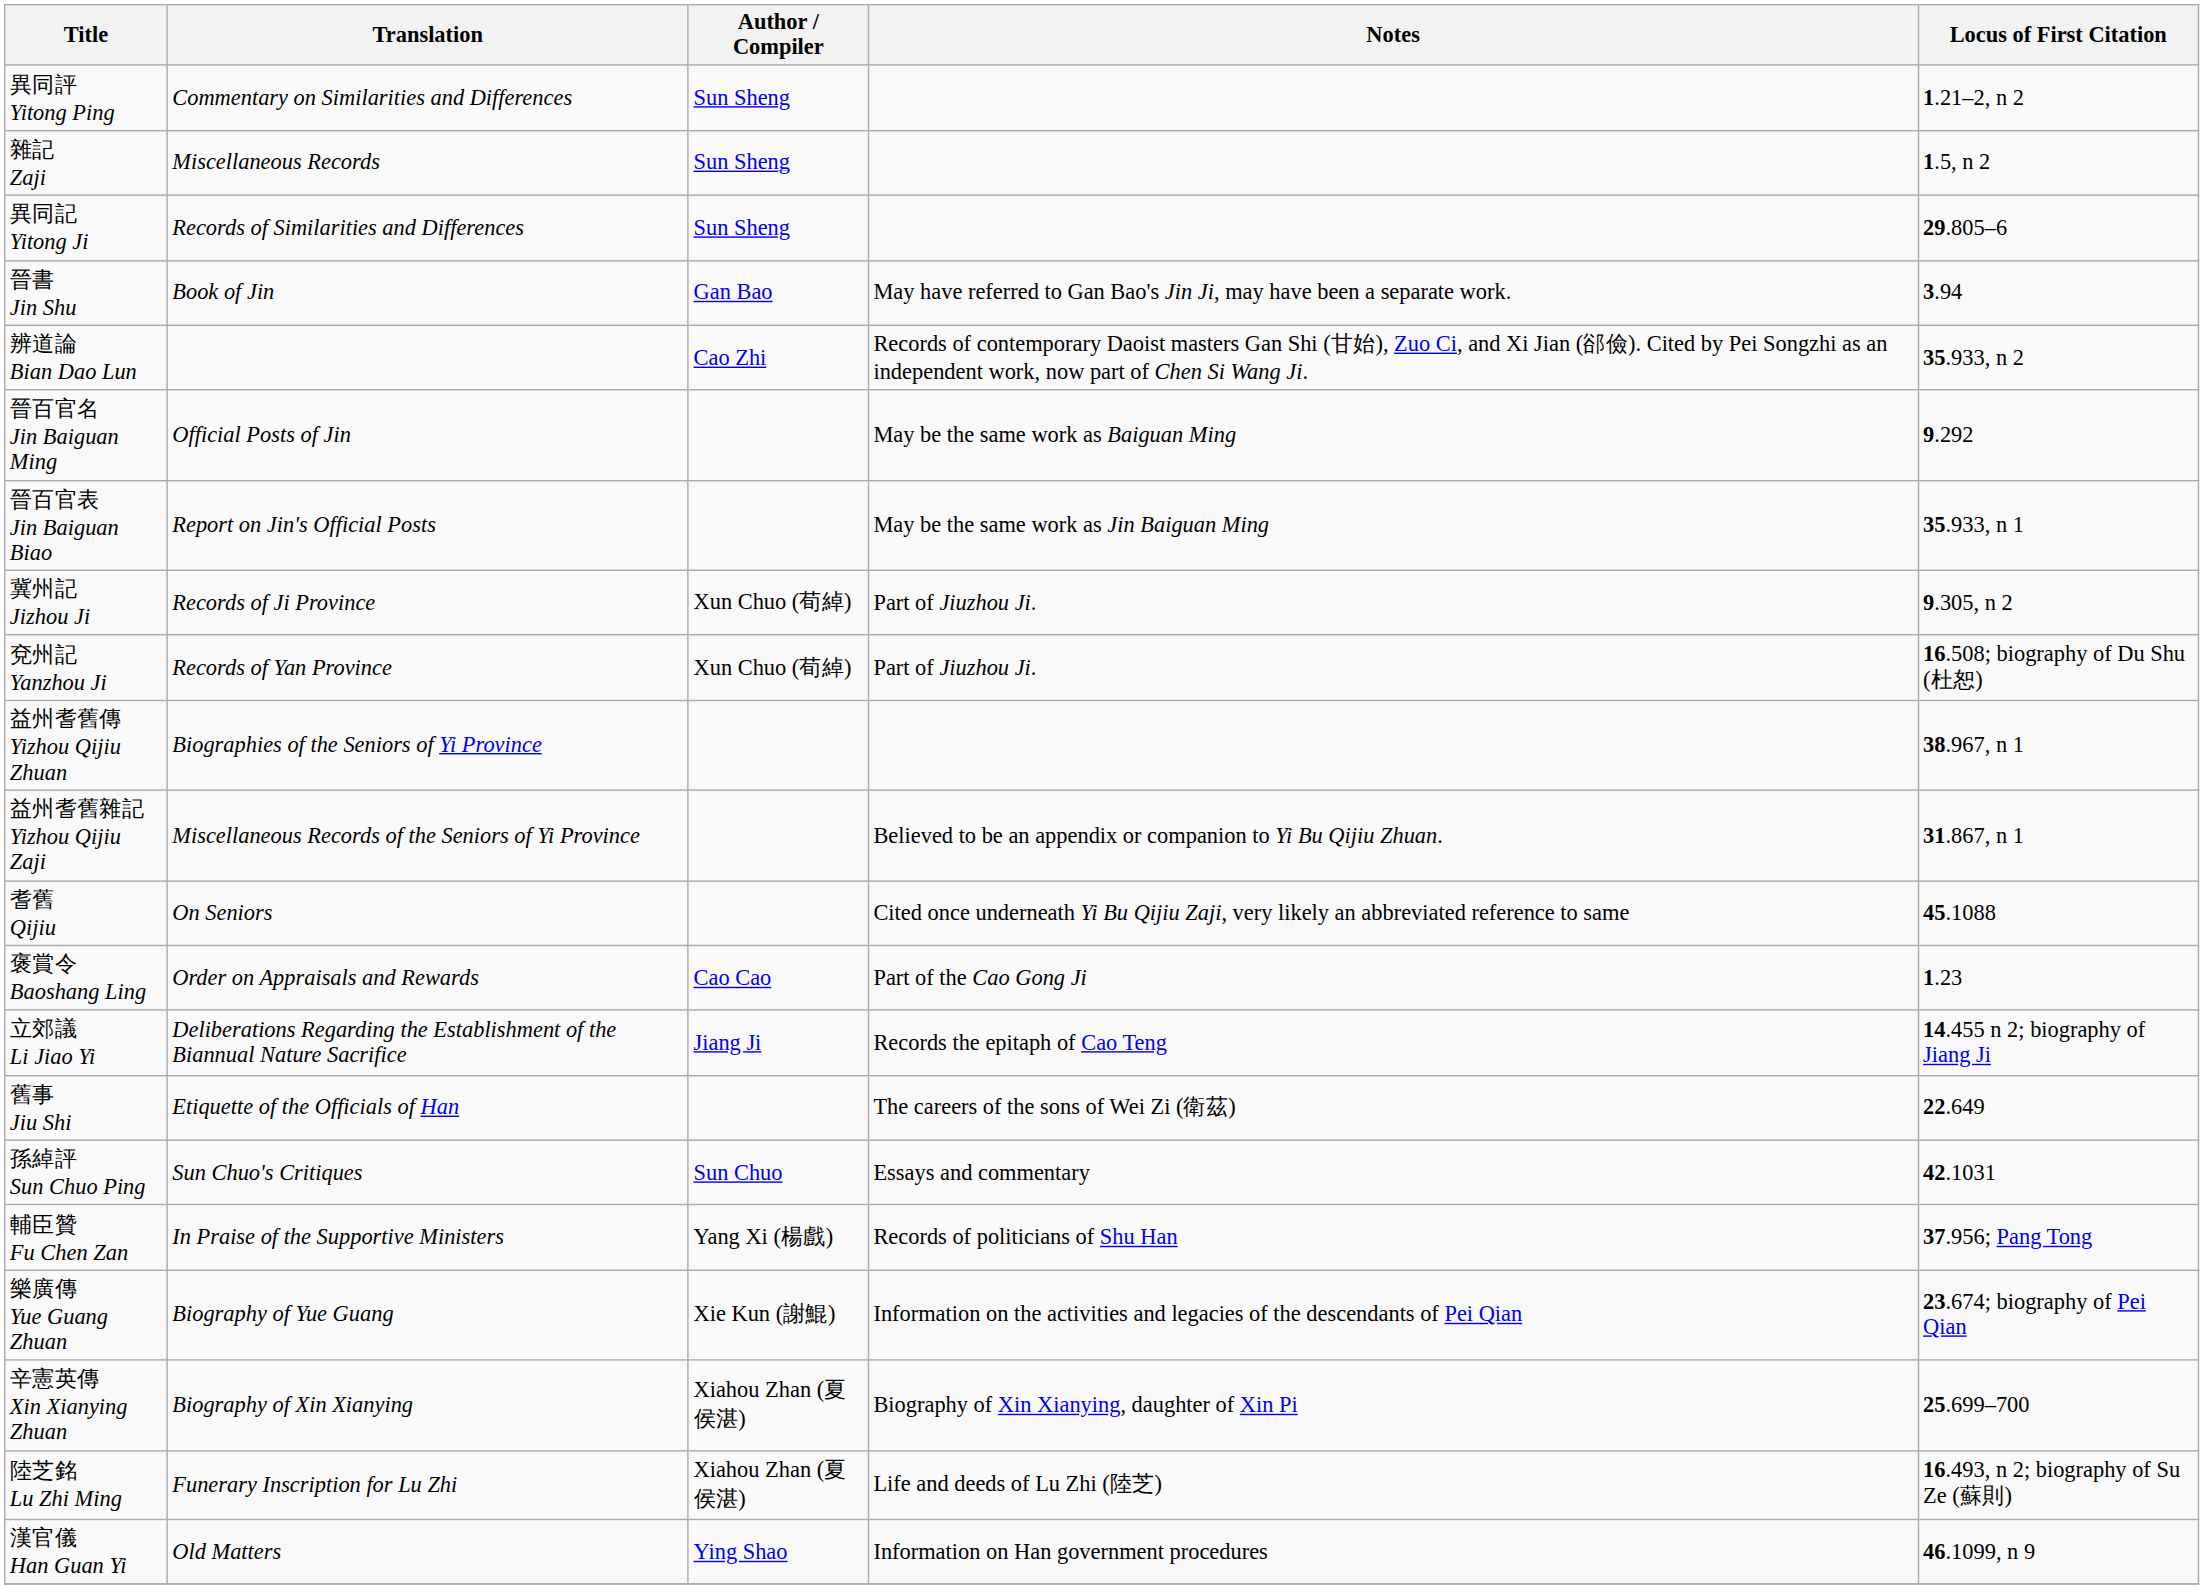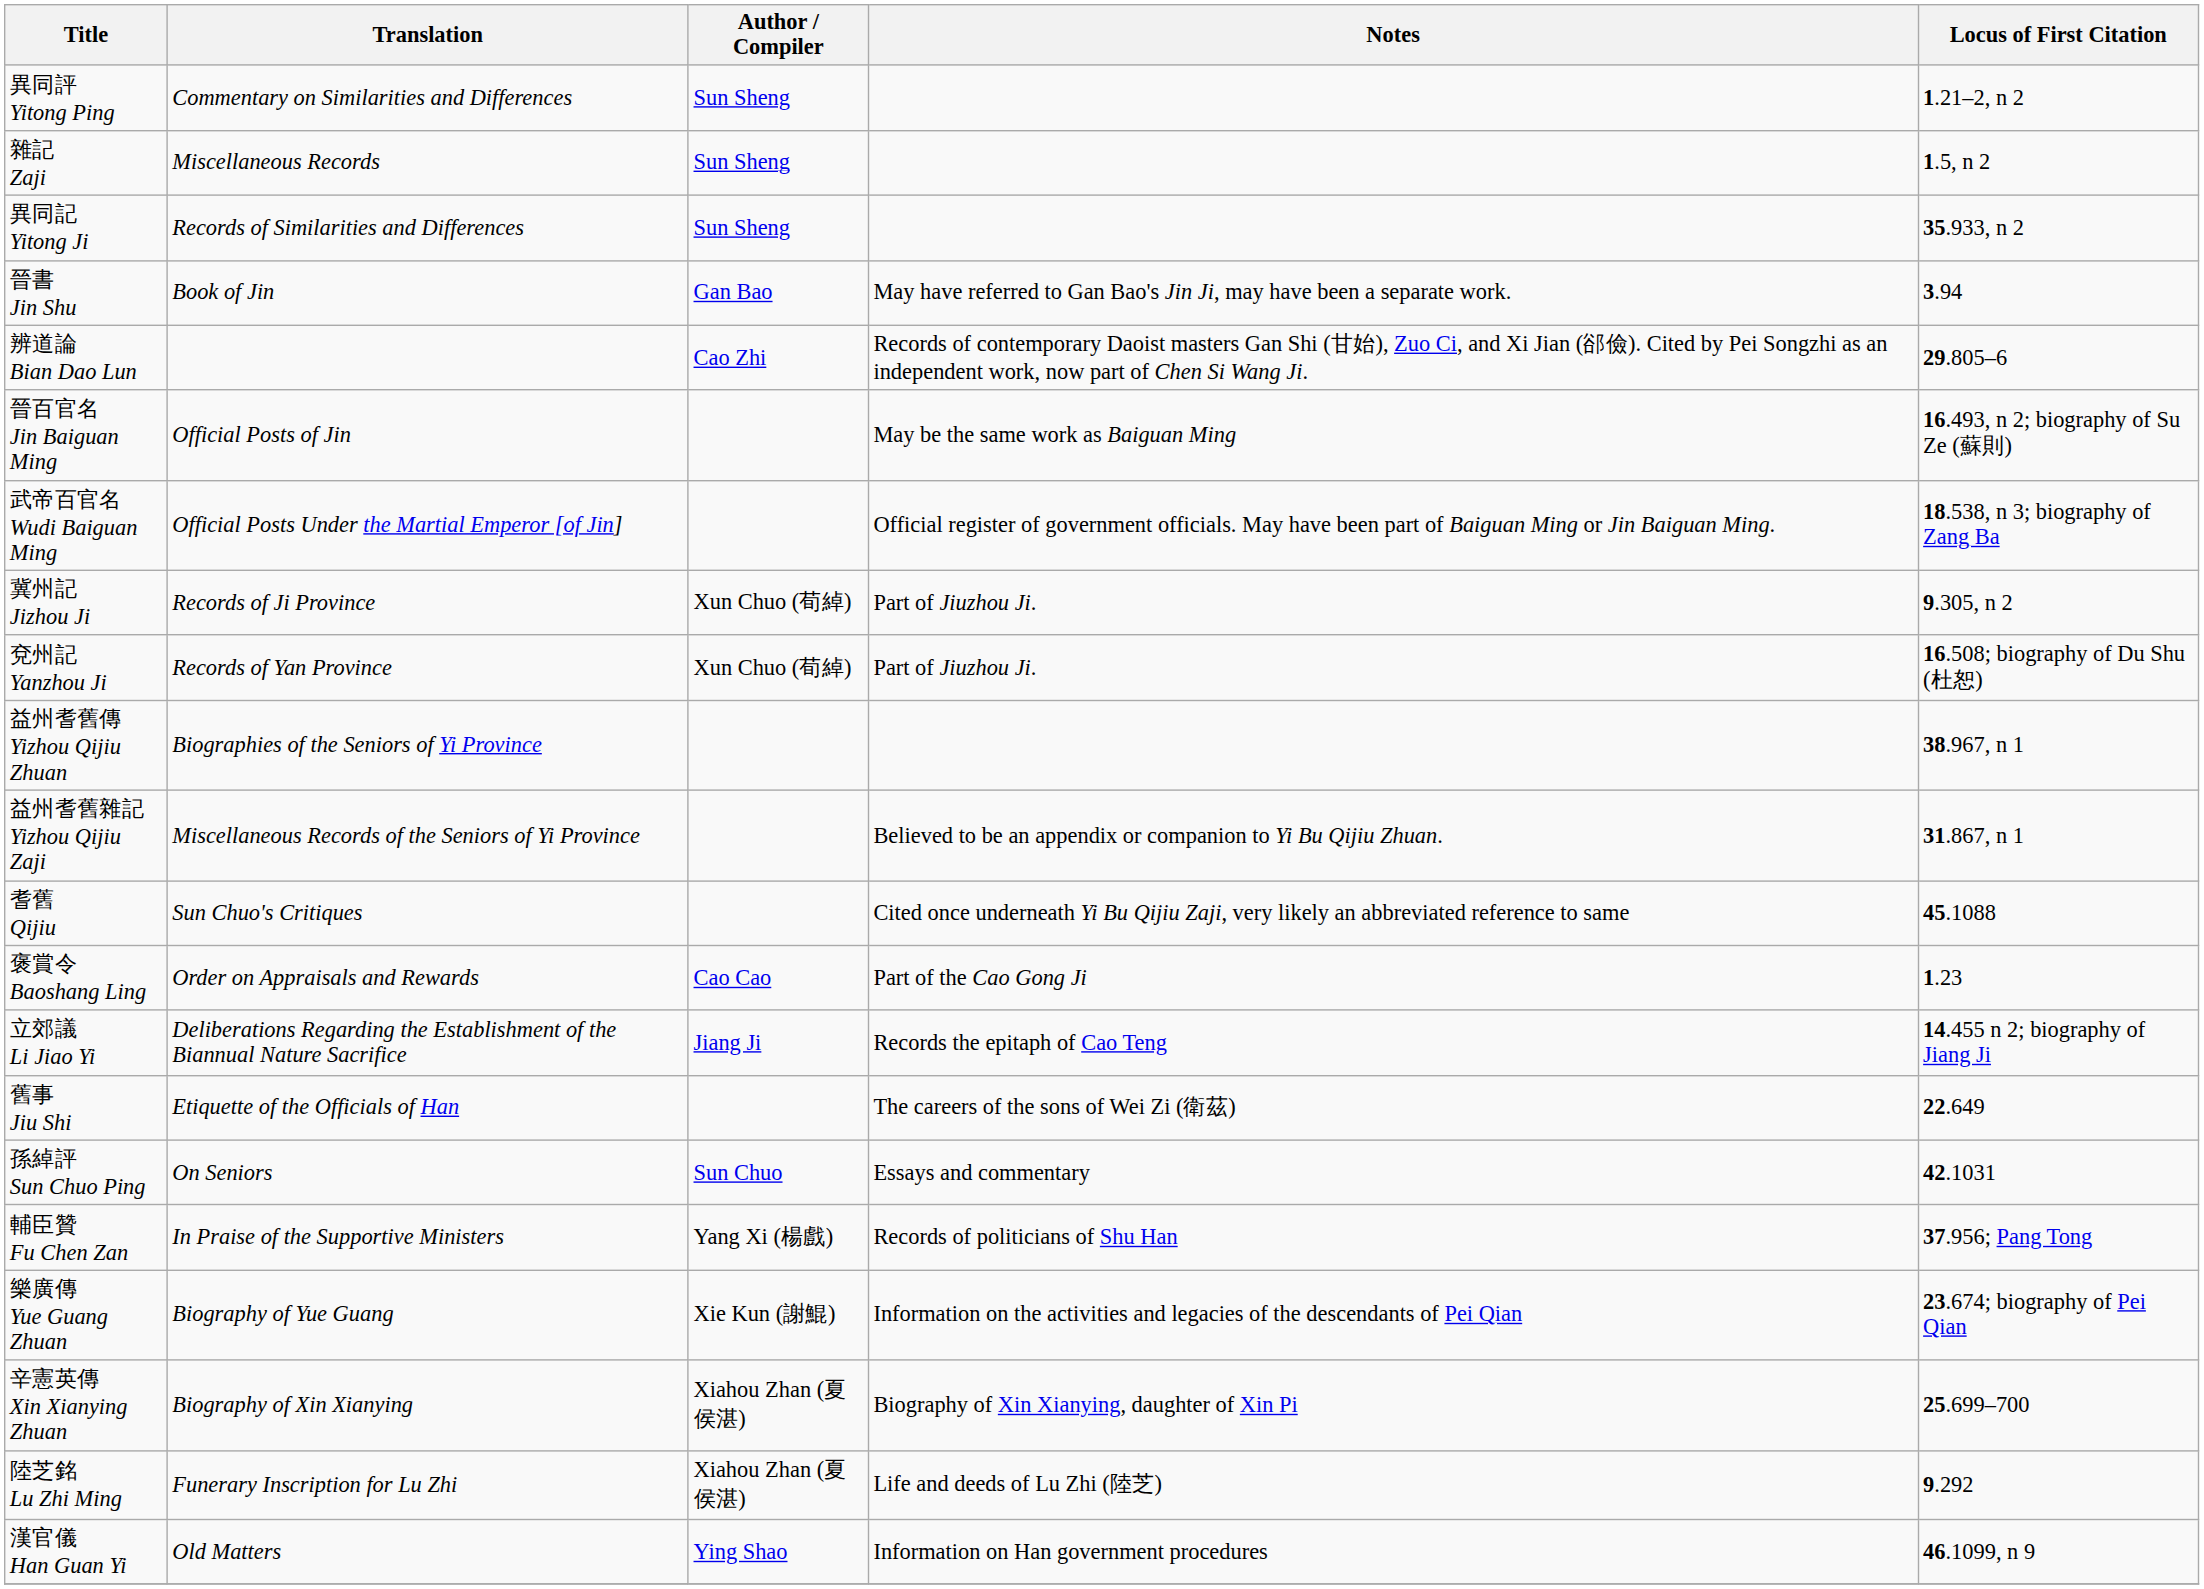(1965, 227) 29.805–6 -> (1974, 227) 35.933, n 2
(1974, 357) 35.933, n 2 -> (1965, 357) 29.805–6
(1948, 434) 9.292 -> (2052, 433) 16.493, n 2; biography of Su Ze (蘇則)
- row: (64, 525)
+ row: (74, 525)
(222, 912) On Seniors -> (267, 912) Sun Chuo's Critiques
(267, 1172) Sun Chuo's Critiques -> (222, 1172) On Seniors
(2052, 1483) 16.493, n 2; biography of Su Ze (蘇則) -> (1948, 1484) 9.292
